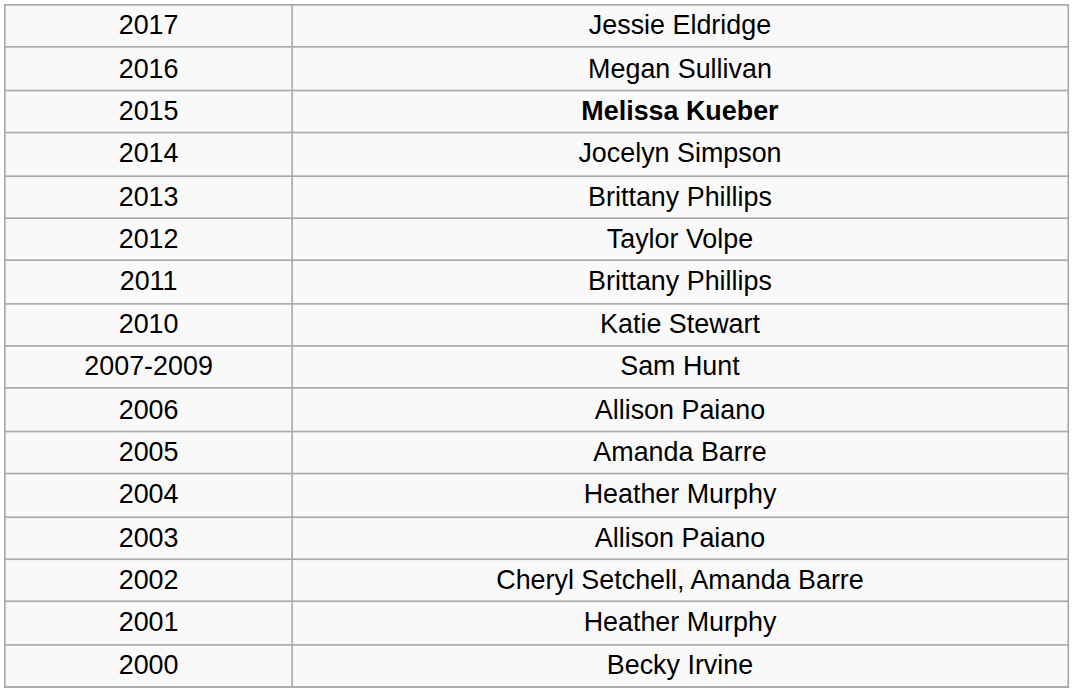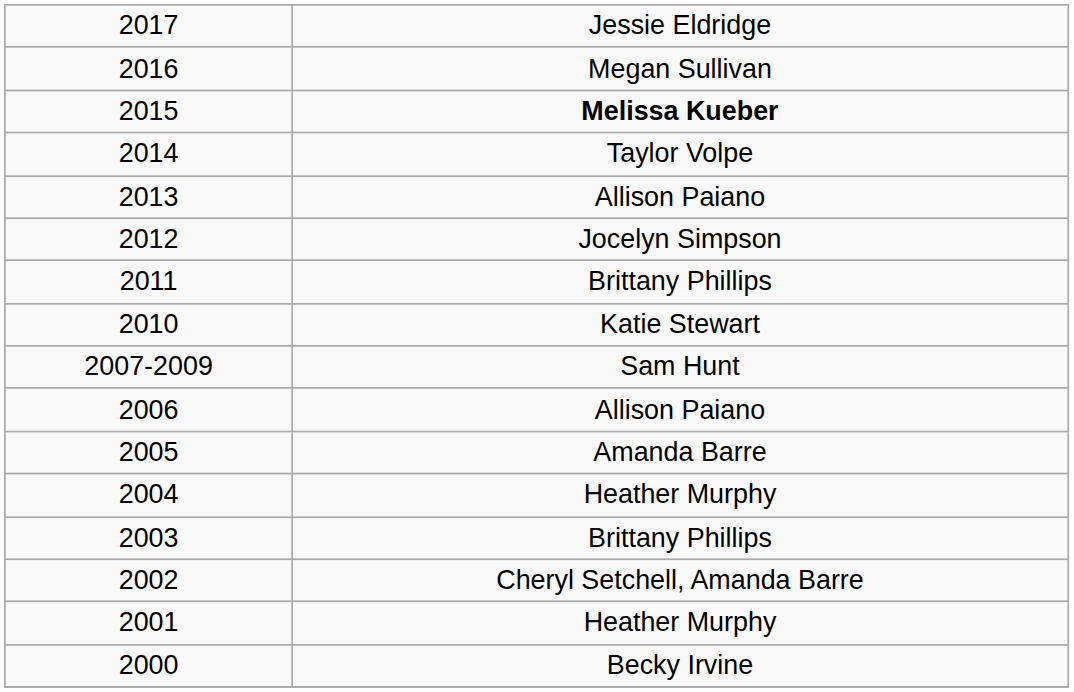(680, 153) Jocelyn Simpson -> (680, 153) Taylor Volpe
(680, 196) Brittany Phillips -> (680, 196) Allison Paiano
(680, 238) Taylor Volpe -> (680, 238) Jocelyn Simpson
(680, 537) Allison Paiano -> (680, 537) Brittany Phillips
